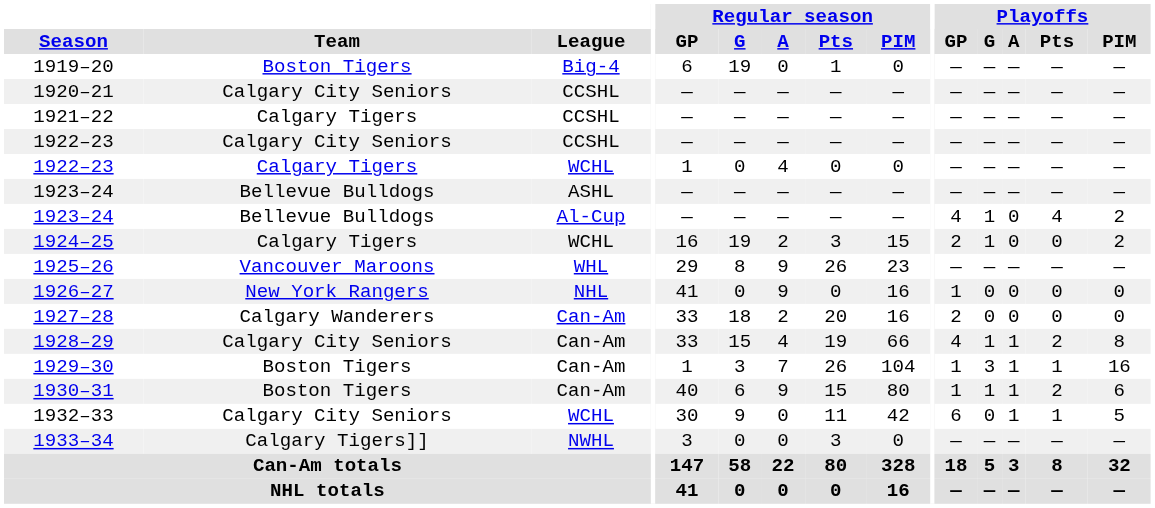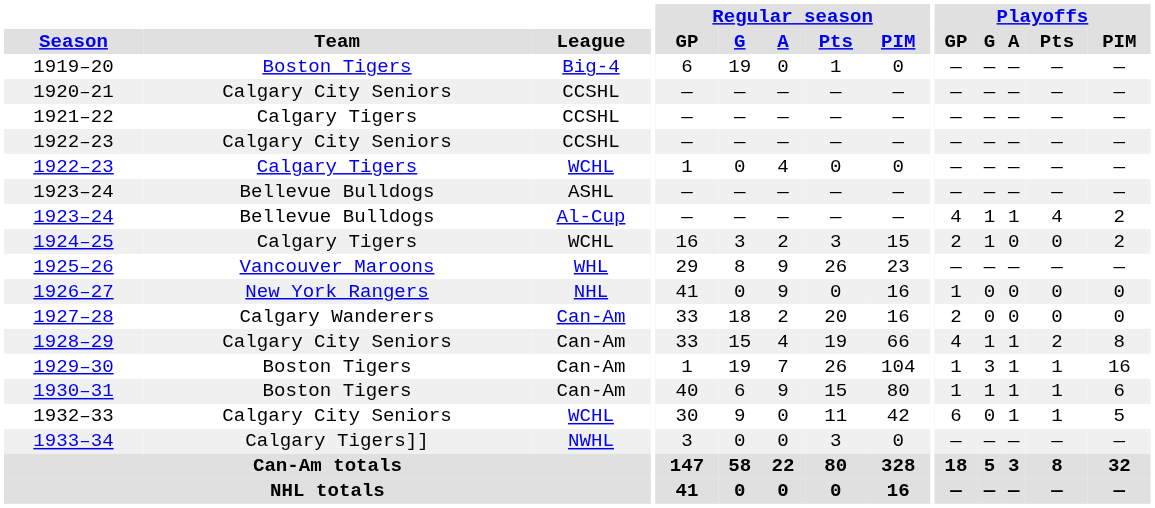(1014, 216) 0 -> (1014, 216) 1
(740, 241) 19 -> (740, 241) 3
(740, 366) 3 -> (740, 366) 19
(1057, 391) 2 -> (1057, 391) 1
